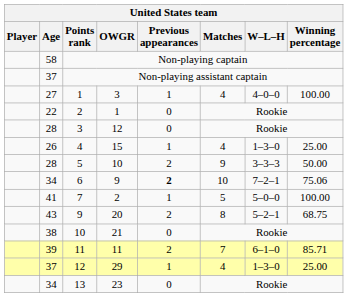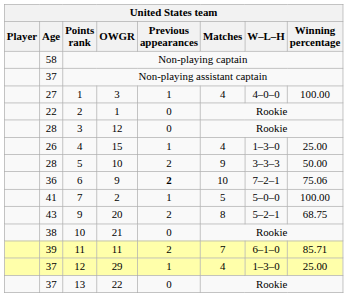(51, 180) 34 -> (51, 180) 36
(51, 284) 34 -> (51, 284) 37
(117, 284) 23 -> (117, 284) 22
